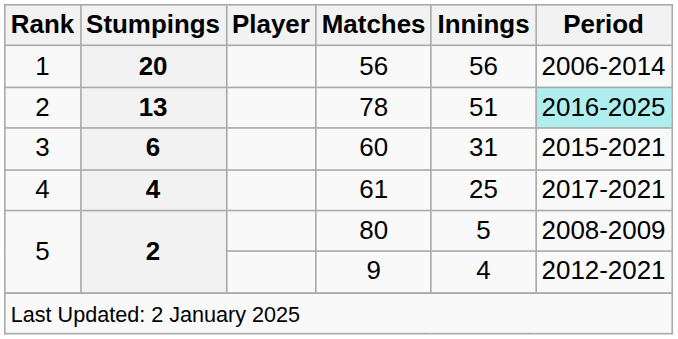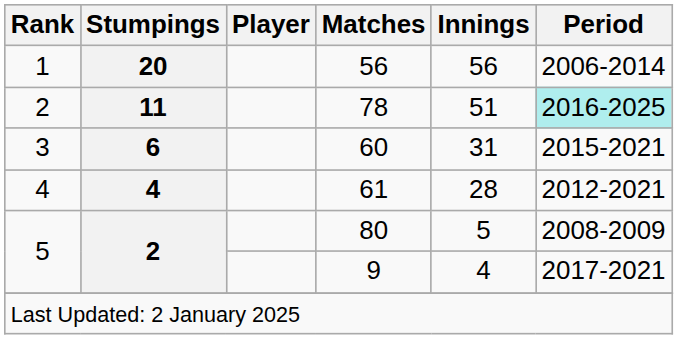(153, 107) 13 -> (153, 107) 11
(484, 189) 25 -> (484, 189) 28
(604, 189) 2017-2021 -> (604, 189) 2012-2021
(604, 271) 2012-2021 -> (604, 271) 2017-2021
